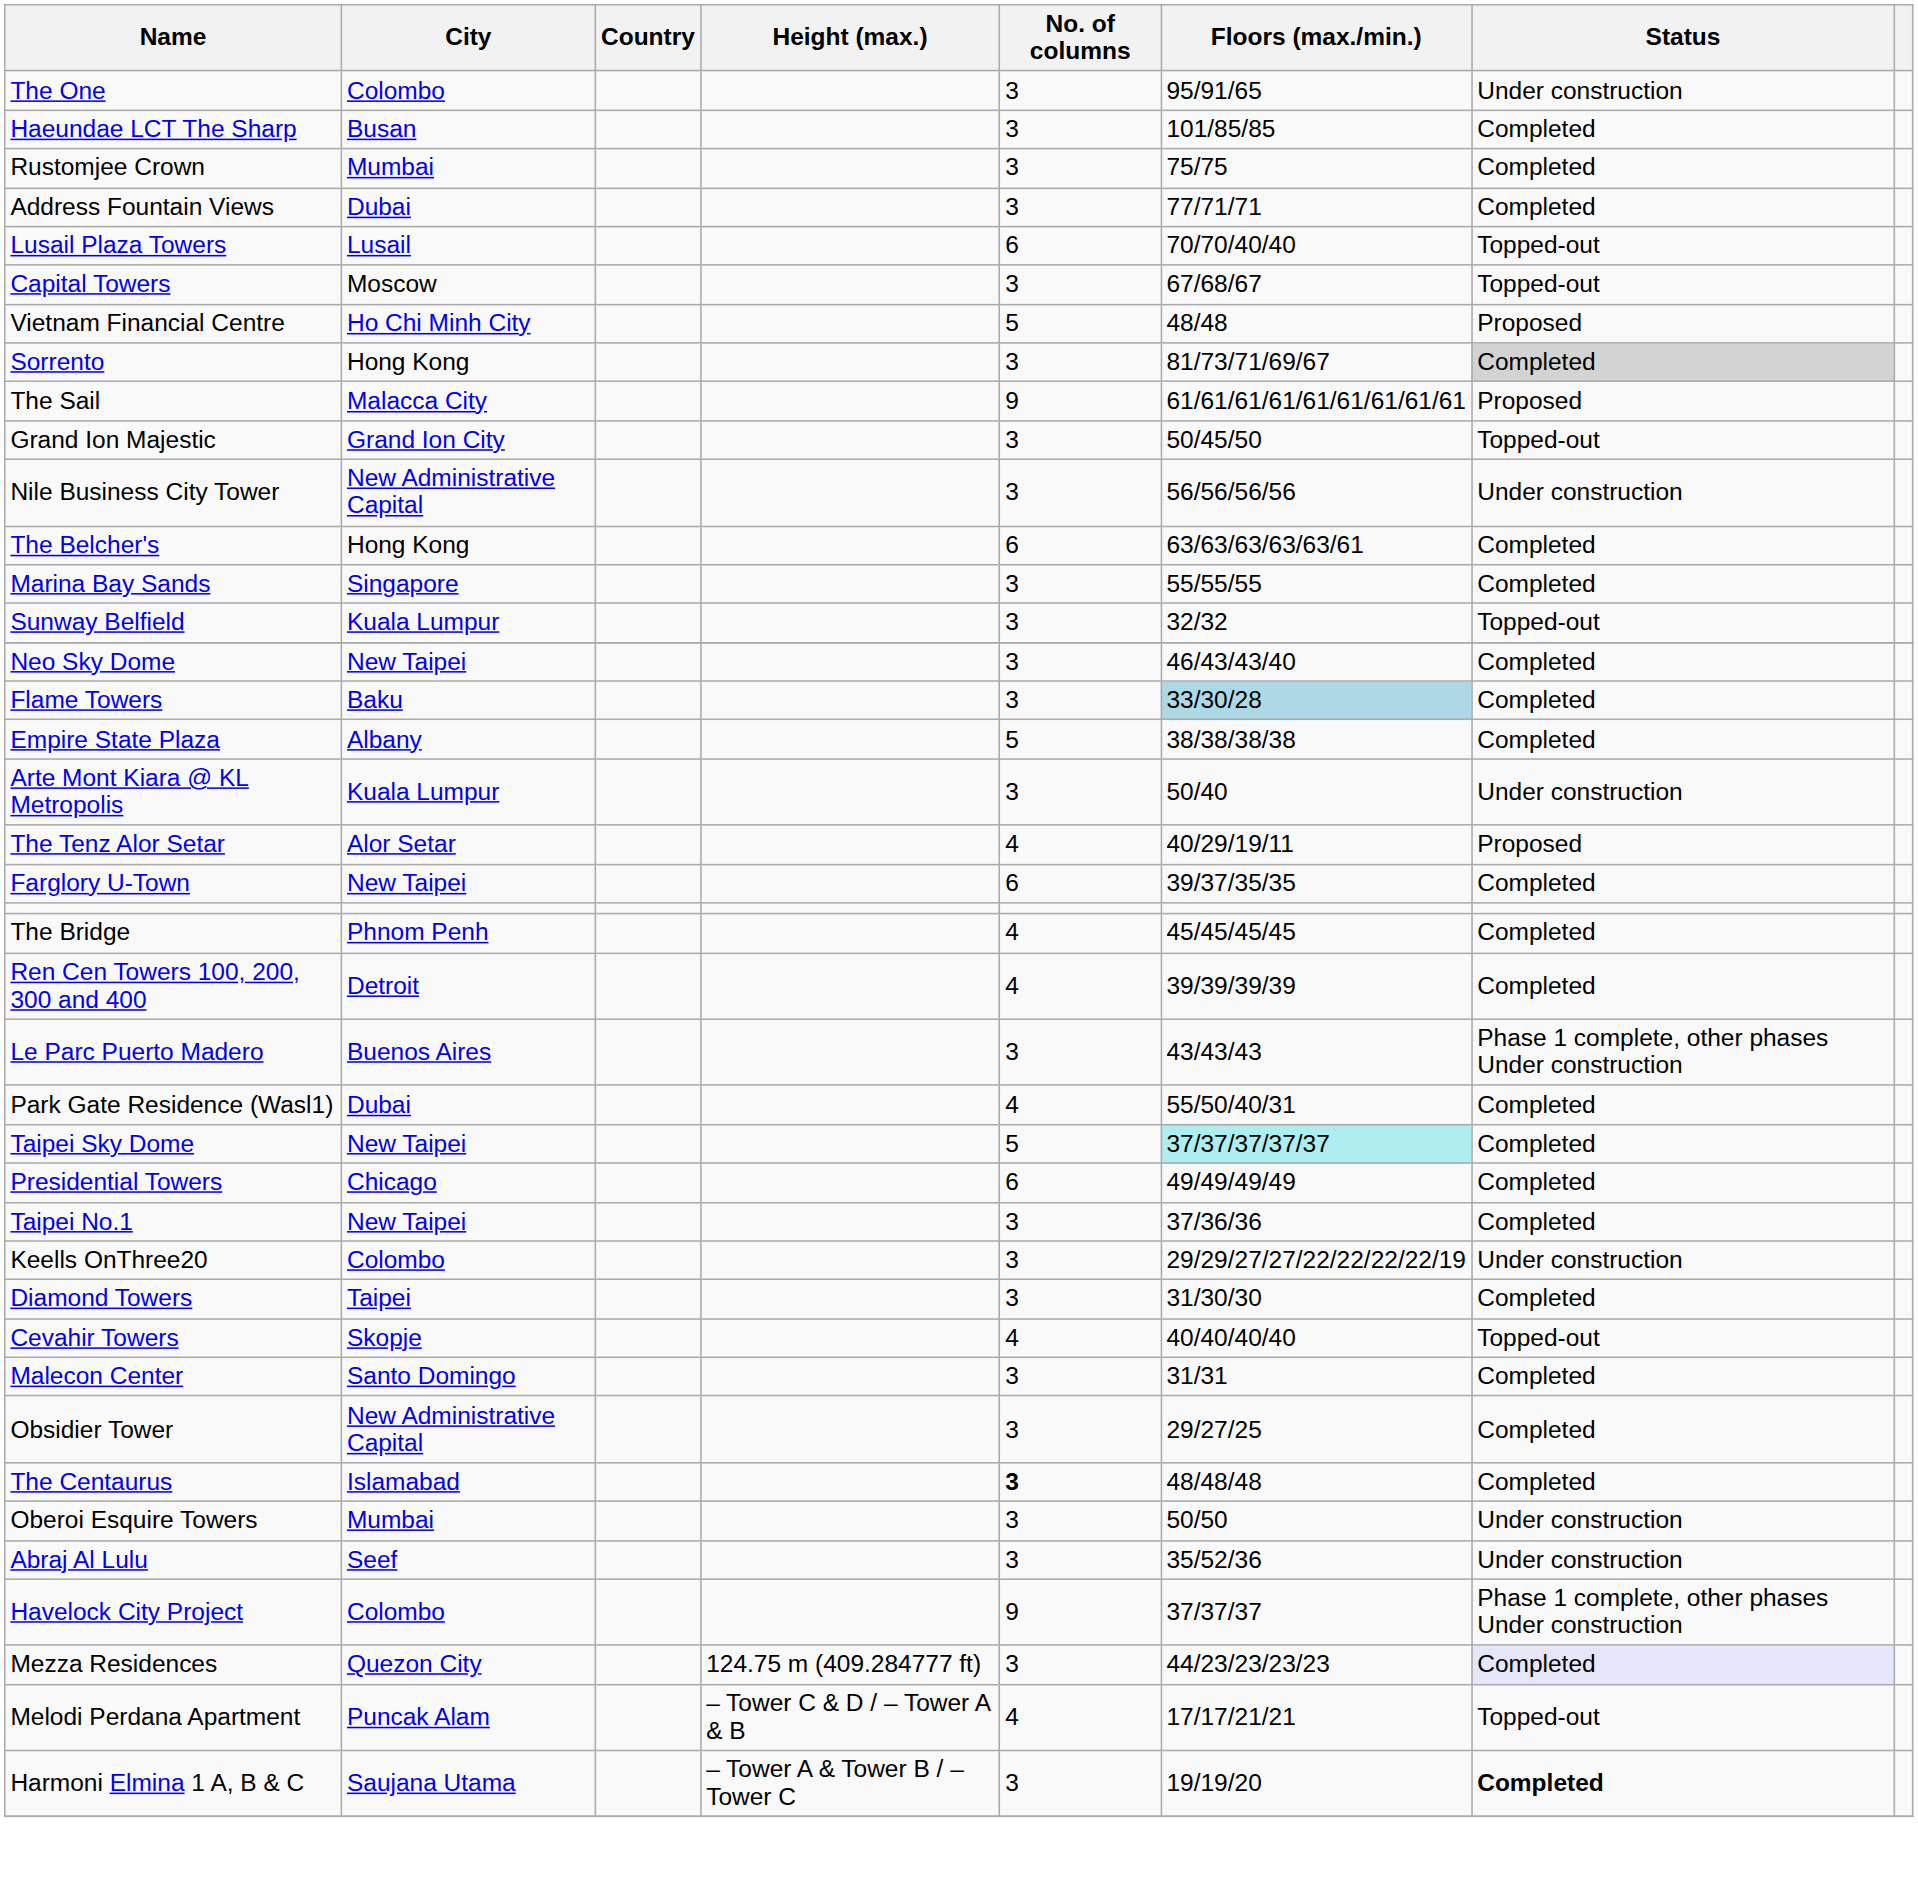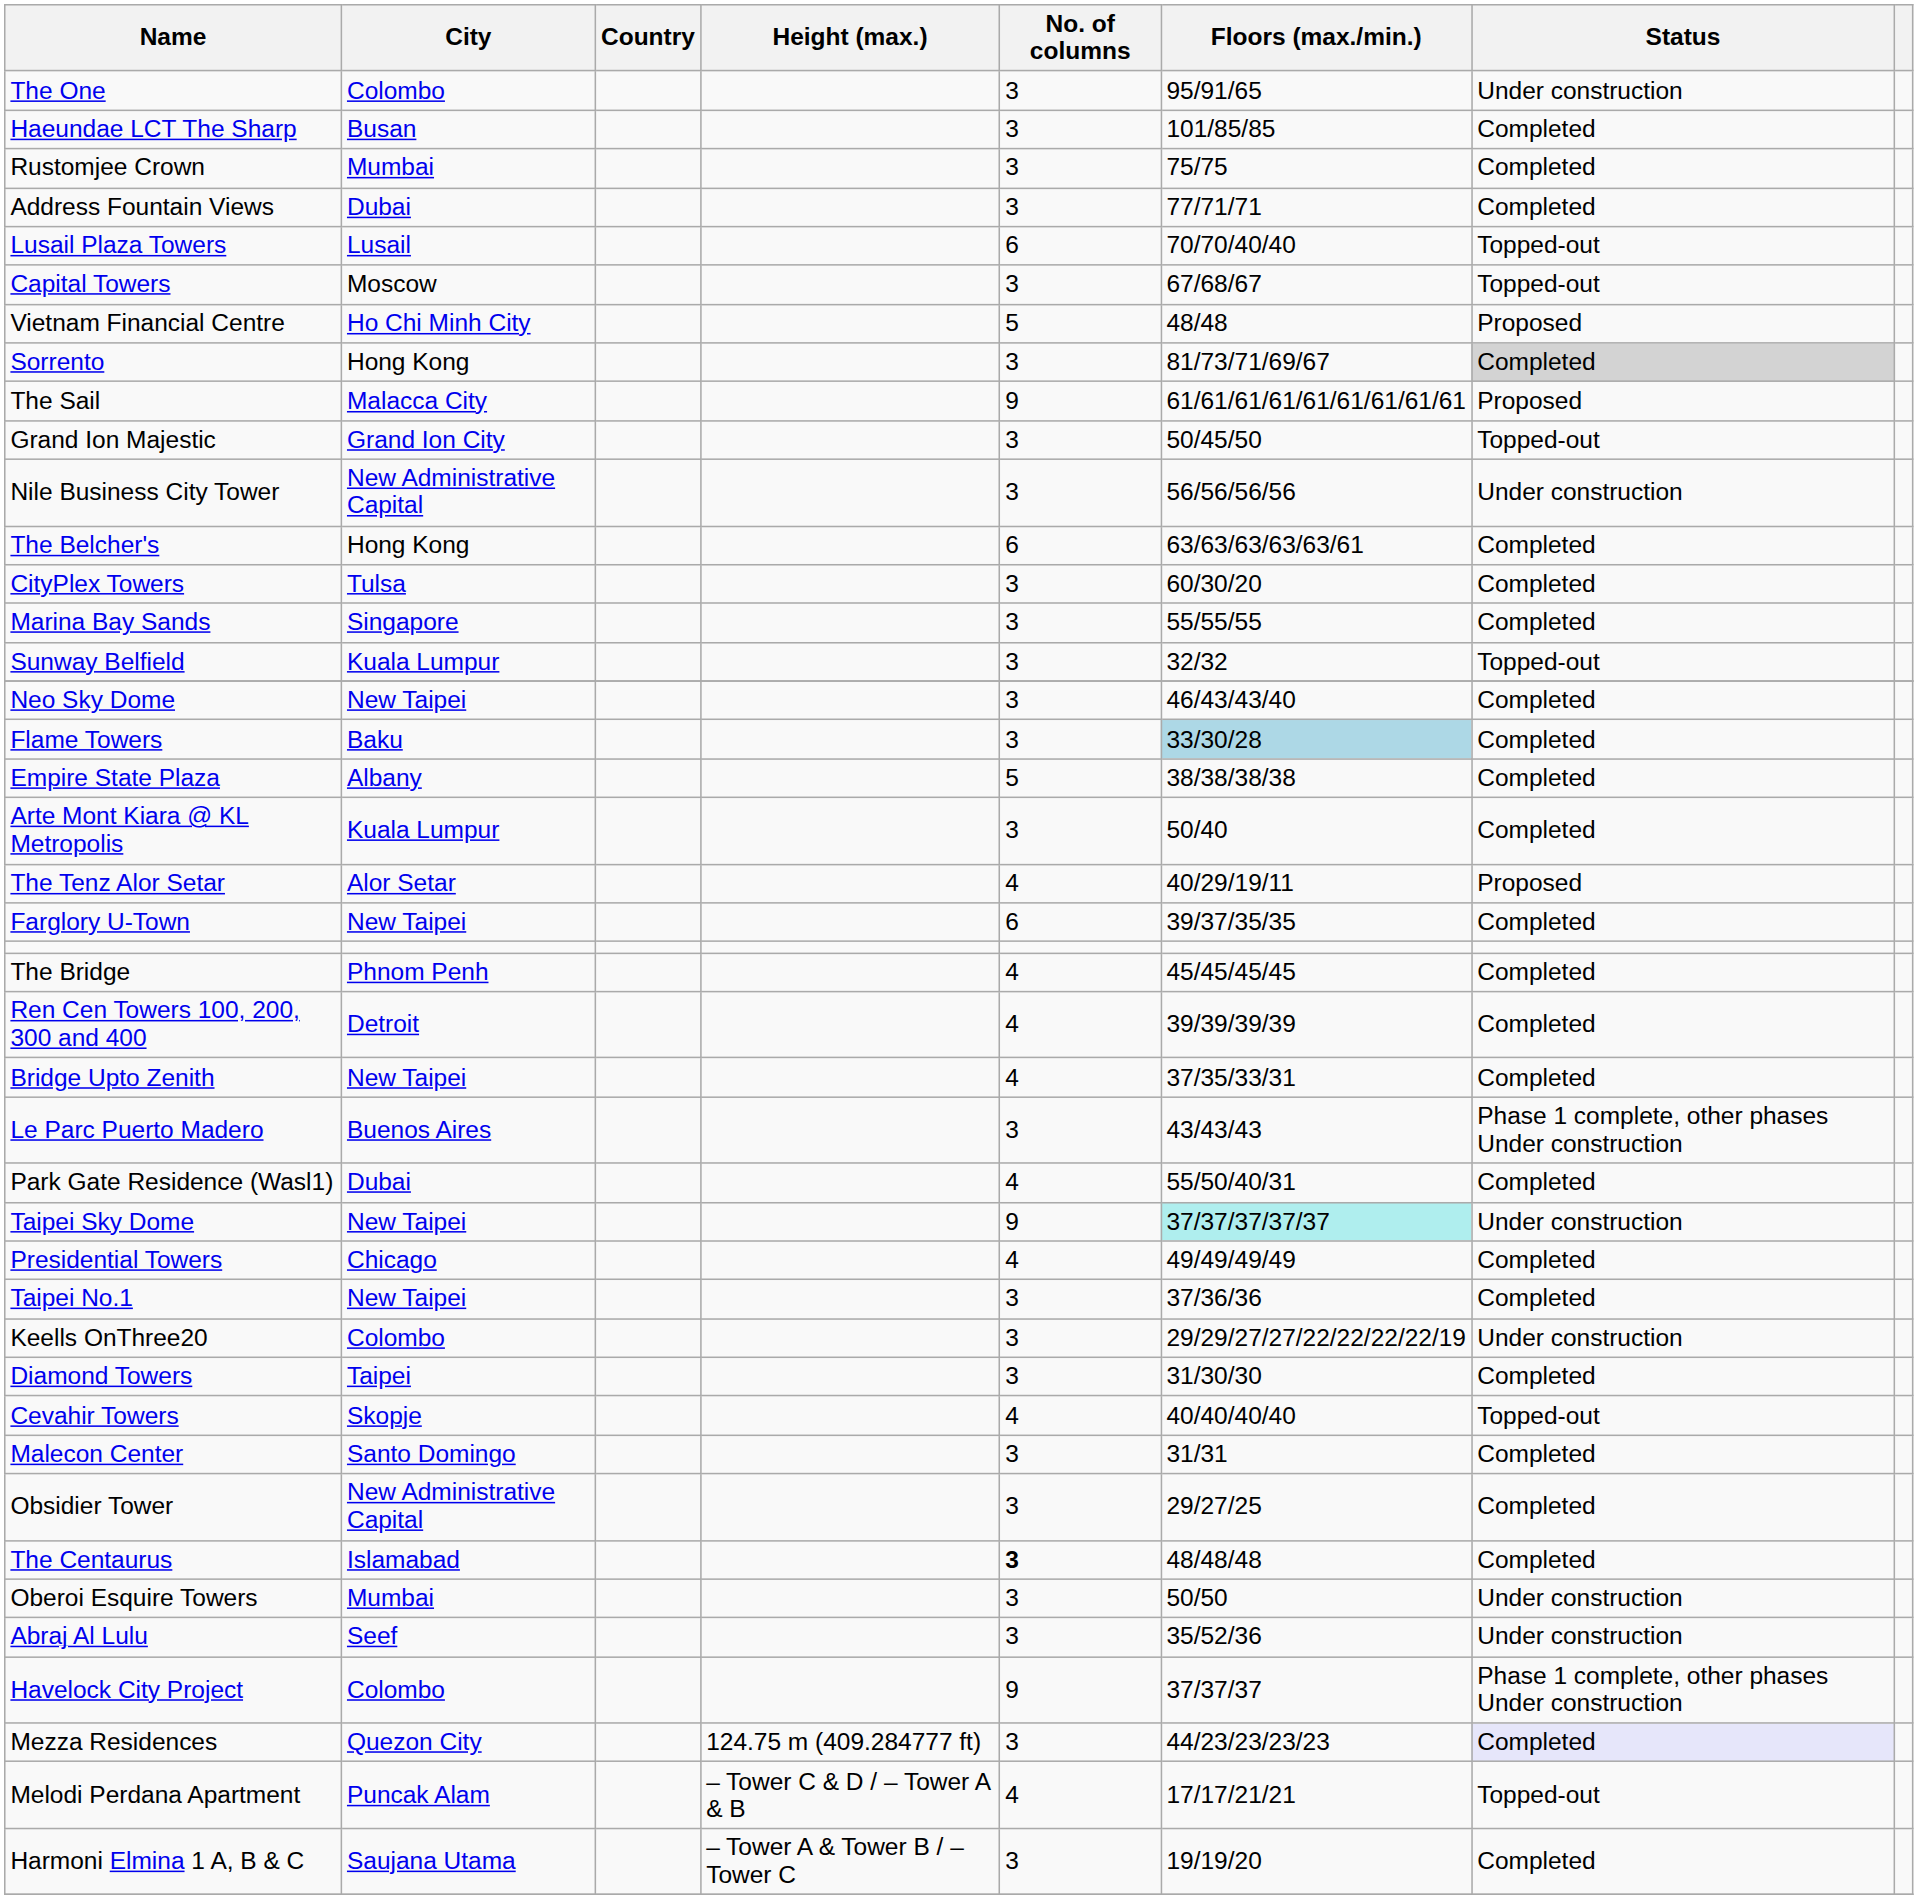+ row: (97, 583)
(1580, 791) Under construction -> (1536, 830) Completed
+ row: (112, 1077)
(1012, 1143) 5 -> (1012, 1221) 9
(1536, 1143) Completed -> (1580, 1221) Under construction
(1012, 1182) 6 -> (1012, 1259) 4
(1540, 1783) bold -> (1536, 1861) normal
